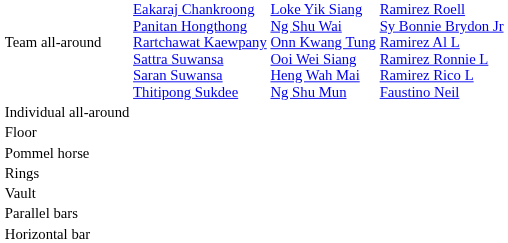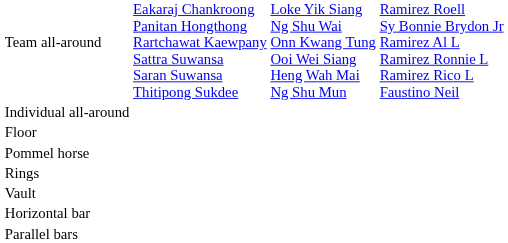rows swapped: (41, 213) <-> (47, 234)
